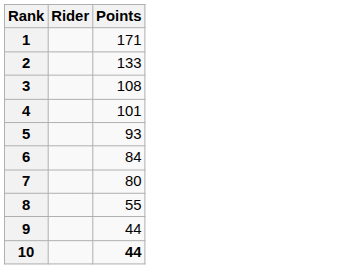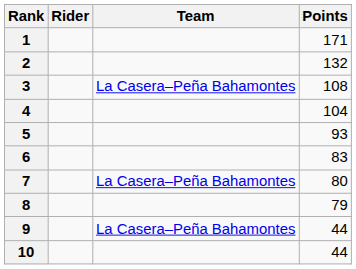+ column: (196, 16)
(129, 63) 133 -> (335, 63) 132
(129, 110) 101 -> (335, 110) 104
(133, 157) 84 -> (339, 157) 83
(133, 205) 55 -> (339, 205) 79
(133, 252) bold -> (339, 252) normal
